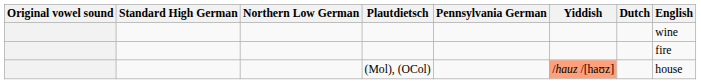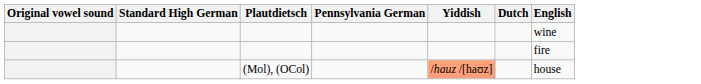- column: (301, 13)
